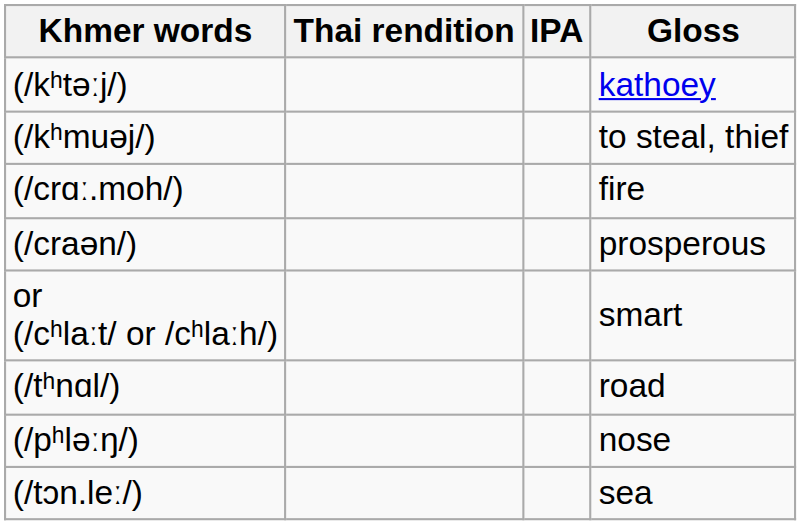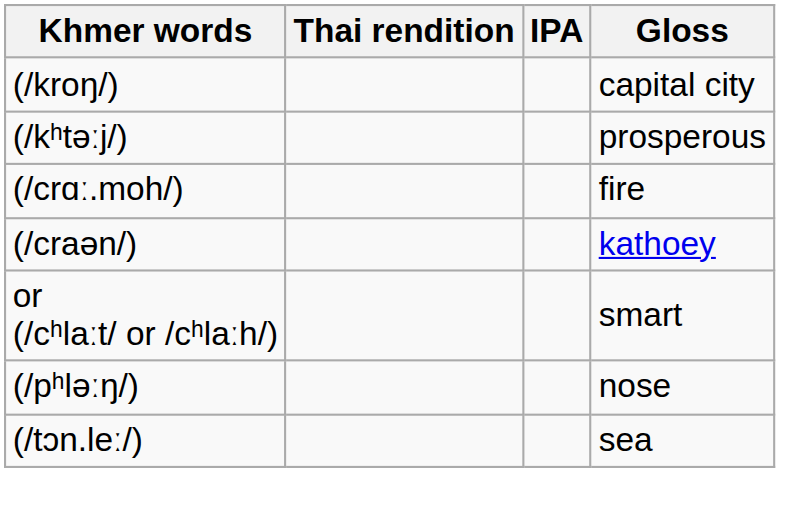+ row: (66, 84)
(657, 84) kathoey -> (682, 137) prosperous
- row: (84, 137)
(682, 243) prosperous -> (657, 243) kathoey
- row: (67, 386)
